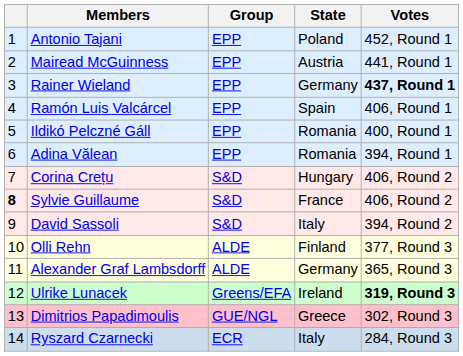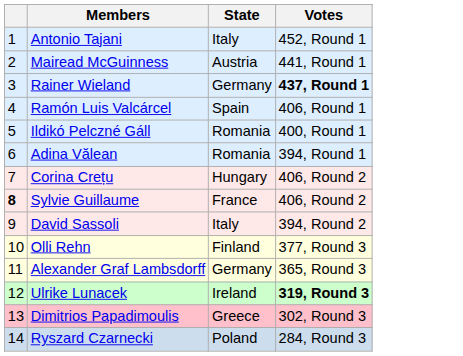- column: (252, 16)
(321, 39) Poland -> (225, 39) Italy
(311, 339) Italy -> (235, 339) Poland
